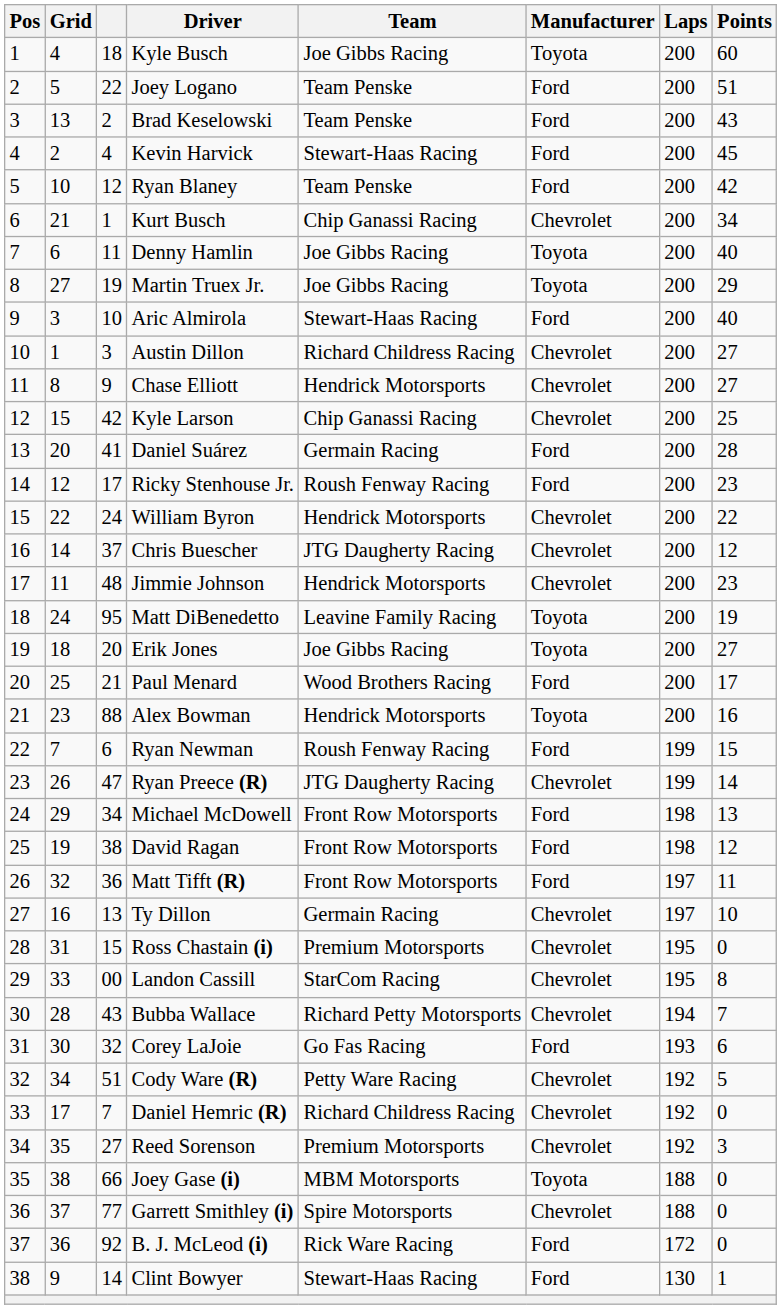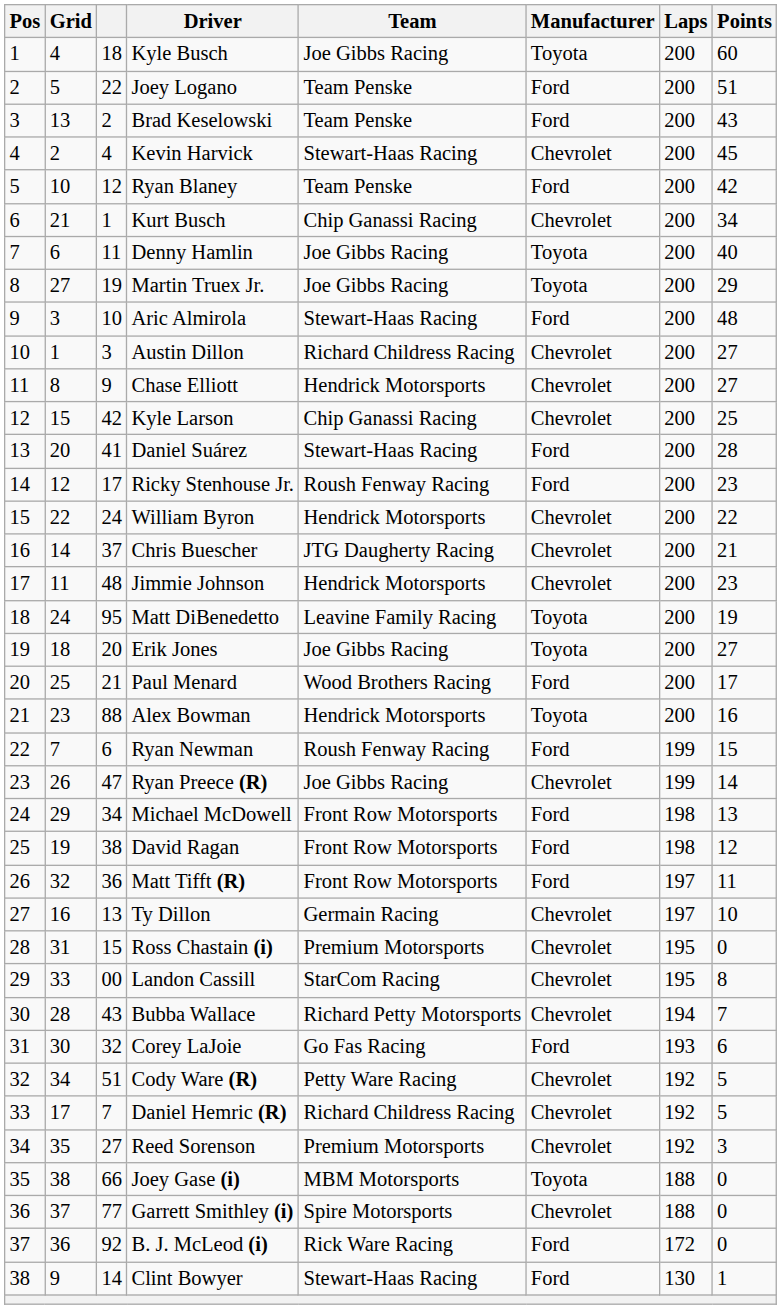(550, 153) Ford -> (571, 153) Chevrolet
(727, 318) 40 -> (727, 318) 48
(371, 450) Germain Racing -> (390, 450) Stewart-Haas Racing
(727, 549) 12 -> (727, 549) 21
(399, 781) JTG Daugherty Racing -> (376, 781) Joe Gibbs Racing
(722, 1112) 0 -> (722, 1112) 5
